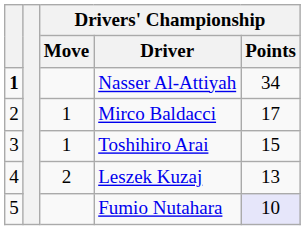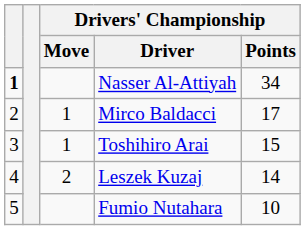(271, 176) 13 -> (271, 176) 14
(271, 208) lavender background -> (271, 208) no background
